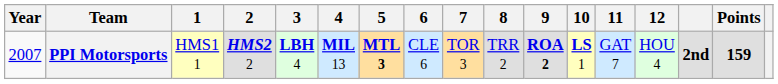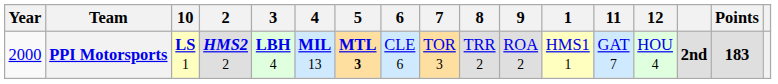columns swapped: (197, 17) <-> (582, 17)
(25, 54) 2007 -> (25, 54) 2000
(545, 54) bold -> (521, 53) normal
(739, 54) 159 -> (737, 54) 183
